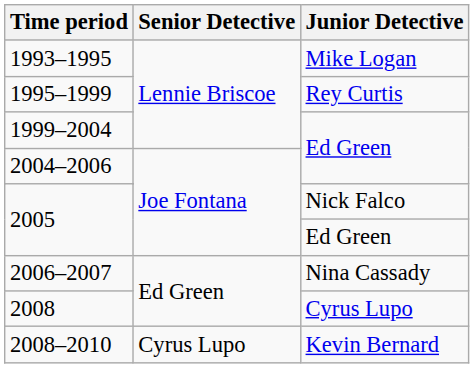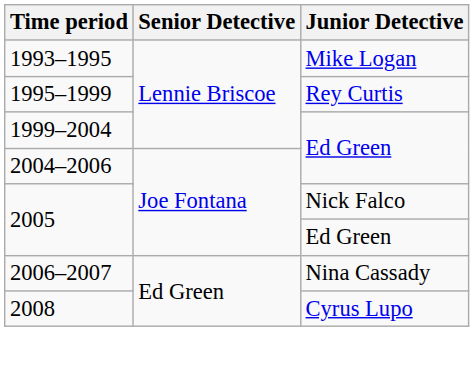- row: (61, 344)
